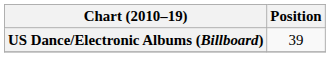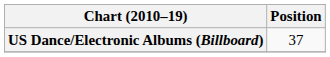(296, 39) 39 -> (296, 39) 37
